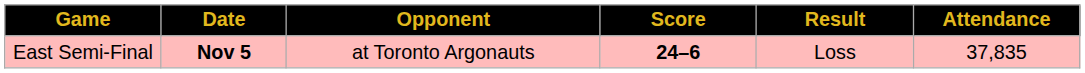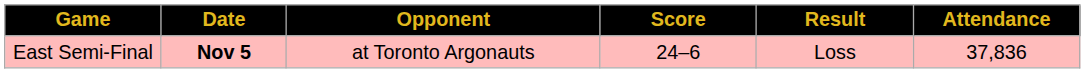(678, 51) bold -> (678, 51) normal
(997, 51) 37,835 -> (997, 51) 37,836
